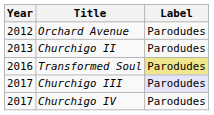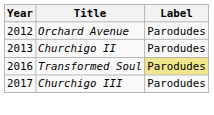(176, 84) lavender background -> (176, 84) no background
- row: (77, 101)
